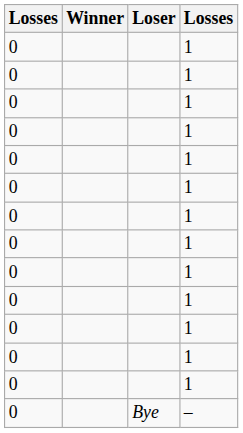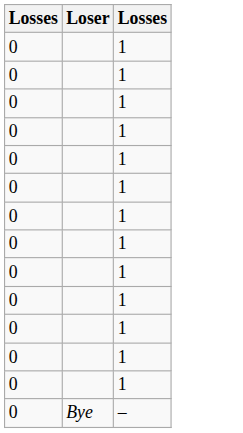- column: (95, 18)
